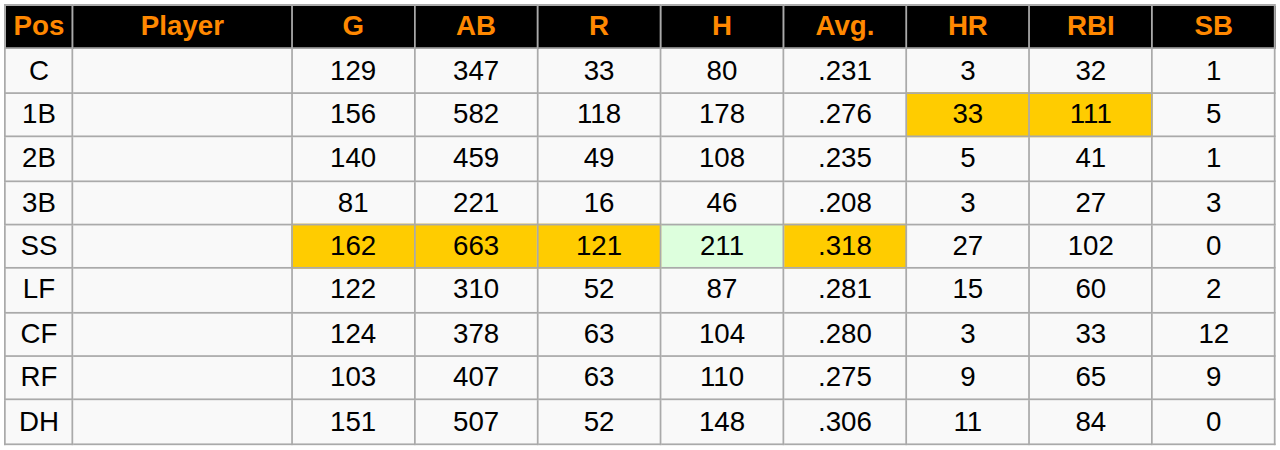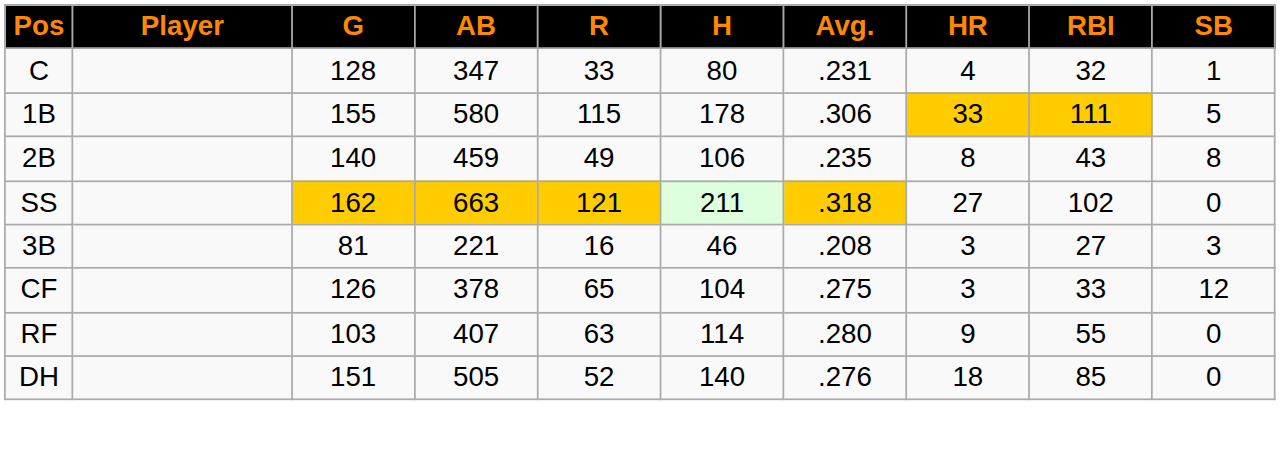(353, 70) 129 -> (353, 70) 128
(968, 70) 3 -> (968, 70) 4
(353, 114) 156 -> (353, 114) 155
(476, 114) 582 -> (476, 114) 580
(599, 114) 118 -> (599, 114) 115
(845, 114) .276 -> (845, 114) .306
(722, 158) 108 -> (722, 158) 106
(968, 158) 5 -> (968, 158) 8
(1091, 158) 41 -> (1091, 158) 43
(1214, 158) 1 -> (1214, 158) 8
rows swapped: (39, 202) <-> (39, 245)
- row: (39, 289)
(353, 333) 124 -> (353, 289) 126
(599, 333) 63 -> (599, 289) 65
(845, 333) .280 -> (845, 289) .275
(722, 377) 110 -> (722, 333) 114
(845, 377) .275 -> (845, 333) .280
(1091, 377) 65 -> (1091, 333) 55
(1214, 377) 9 -> (1214, 333) 0
(476, 421) 507 -> (476, 377) 505
(722, 421) 148 -> (722, 377) 140
(845, 421) .306 -> (845, 377) .276
(968, 421) 11 -> (968, 377) 18
(1091, 421) 84 -> (1091, 377) 85
